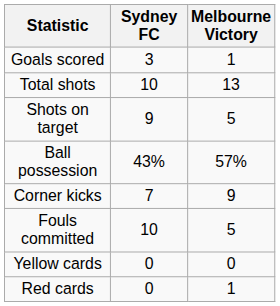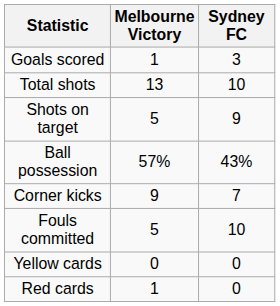columns swapped: (231, 25) <-> (149, 25)
